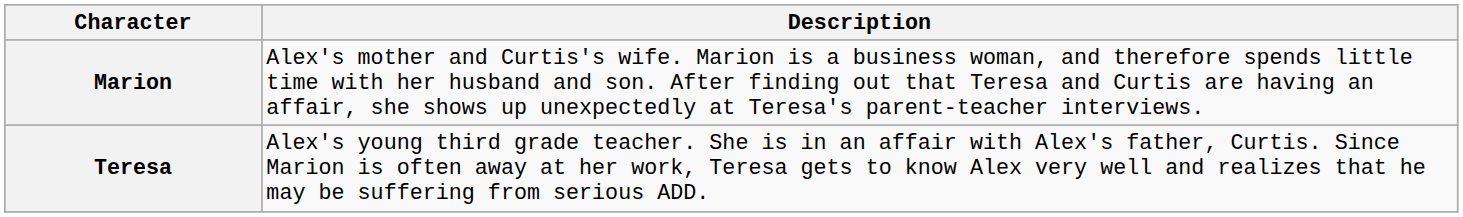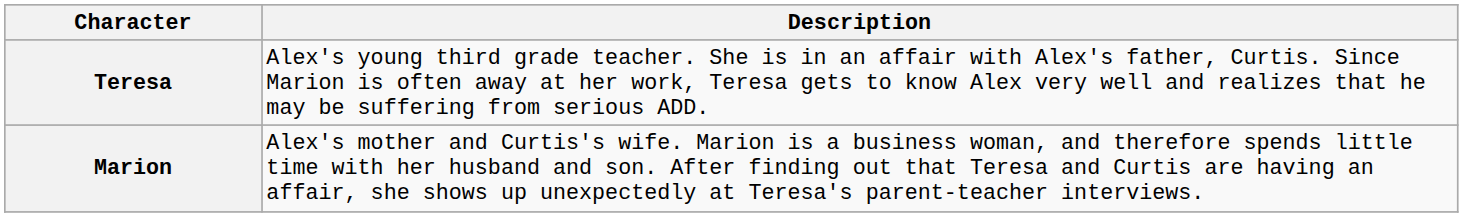rows swapped: (133, 168) <-> (133, 83)
